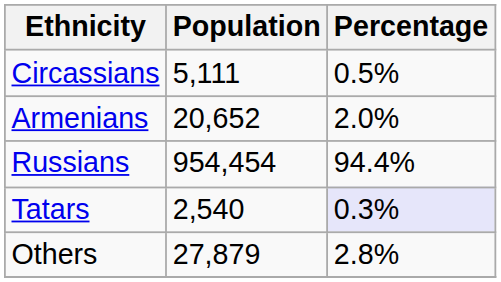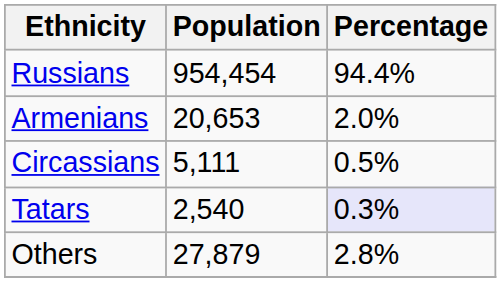rows swapped: (70, 163) <-> (86, 72)
(217, 118) 20,652 -> (217, 118) 20,653
